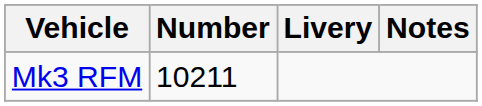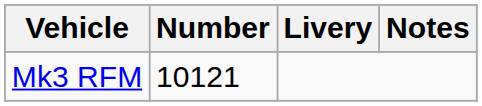(197, 76) 10211 -> (198, 76) 10121
